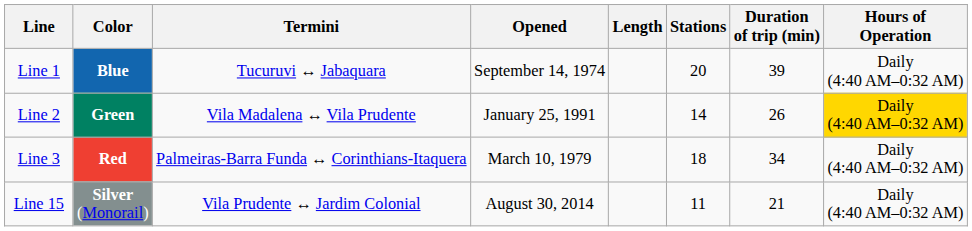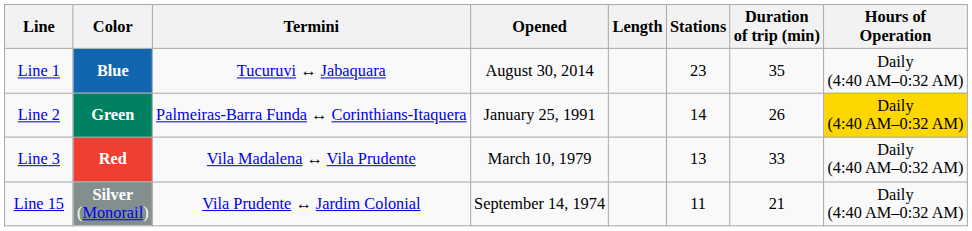(540, 70) September 14, 1974 -> (540, 70) August 30, 2014
(698, 70) 20 -> (698, 70) 23
(777, 70) 39 -> (777, 70) 35
(311, 115) Vila Madalena ↔ Vila Prudente -> (311, 115) Palmeiras-Barra Funda ↔ Corinthians-Itaquera
(311, 159) Palmeiras-Barra Funda ↔ Corinthians-Itaquera -> (311, 159) Vila Madalena ↔ Vila Prudente
(698, 159) 18 -> (698, 159) 13
(777, 159) 34 -> (777, 159) 33
(540, 203) August 30, 2014 -> (540, 203) September 14, 1974
